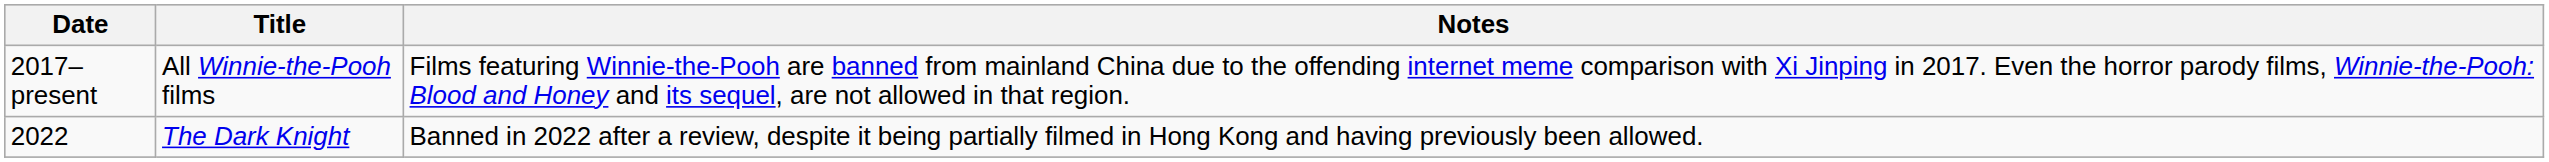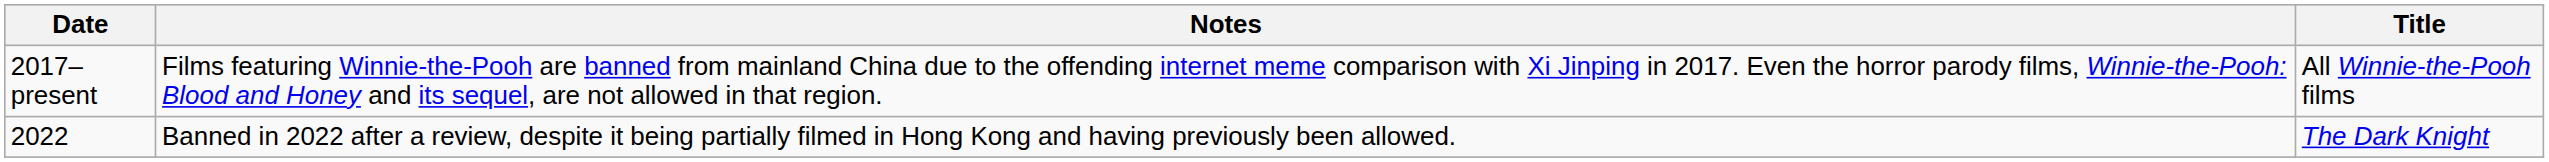columns swapped: (280, 25) <-> (1473, 25)
